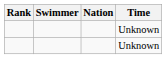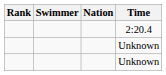+ row: (19, 29)
